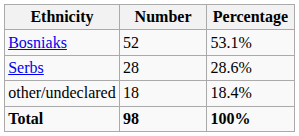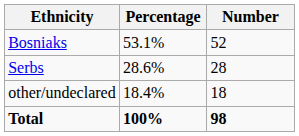columns swapped: (163, 17) <-> (250, 17)
